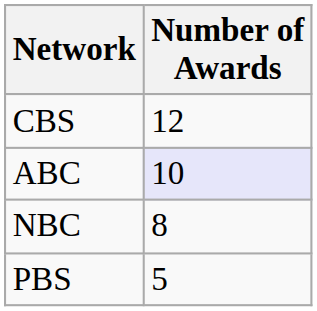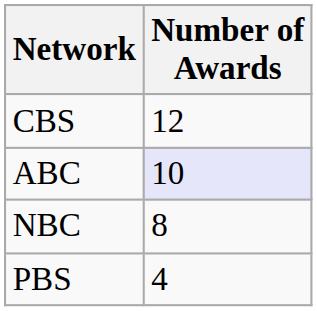(159, 278) 5 -> (159, 278) 4
